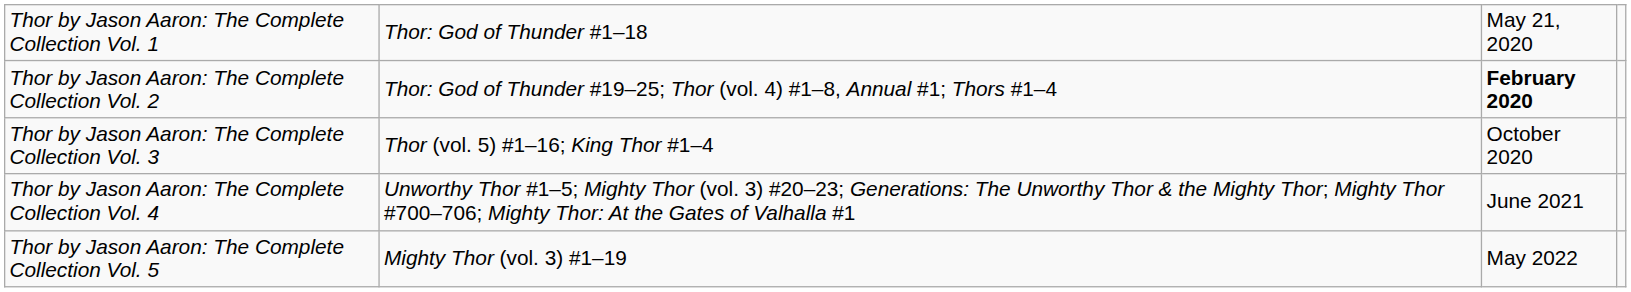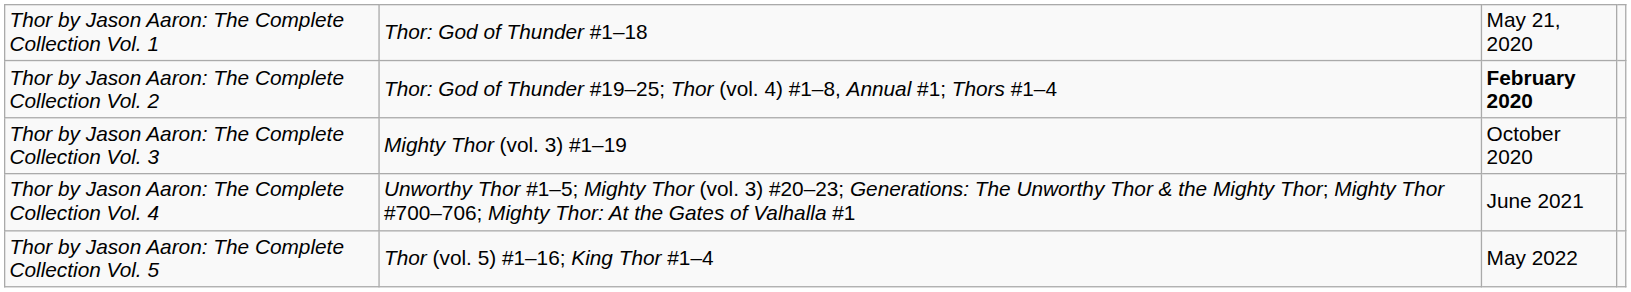(549, 145) Thor (vol. 5) #1–16; King Thor #1–4 -> (505, 145) Mighty Thor (vol. 3) #1–19
(505, 258) Mighty Thor (vol. 3) #1–19 -> (549, 258) Thor (vol. 5) #1–16; King Thor #1–4
